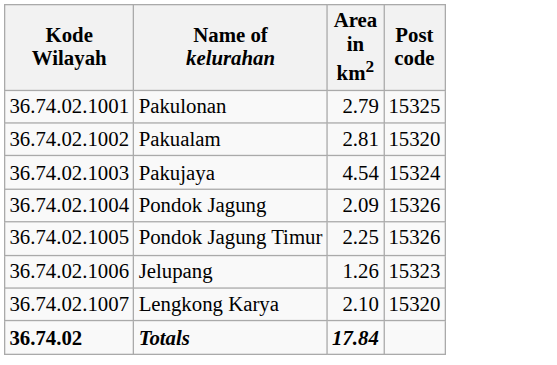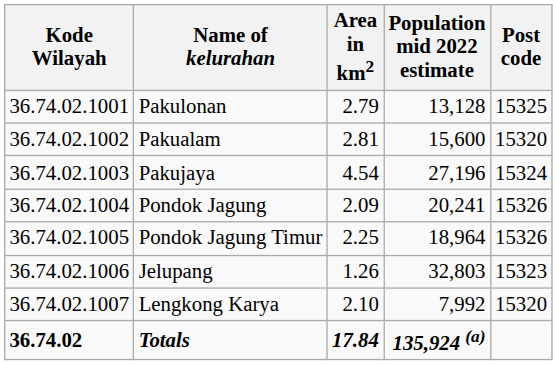+ column: (437, 47)
